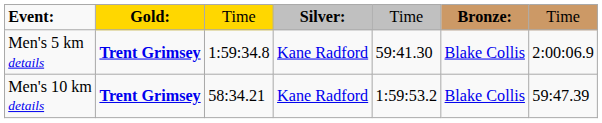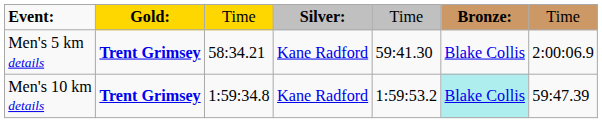(239, 52) 1:59:34.8 -> (237, 52) 58:34.21
(237, 95) 58:34.21 -> (239, 95) 1:59:34.8
(485, 95) no background -> (485, 95) paleturquoise background
